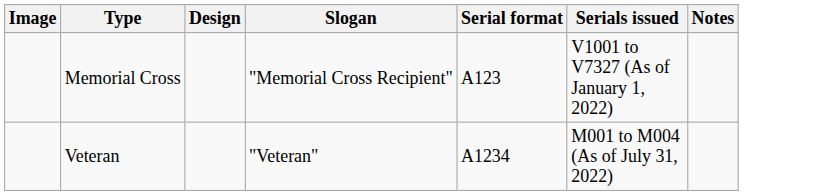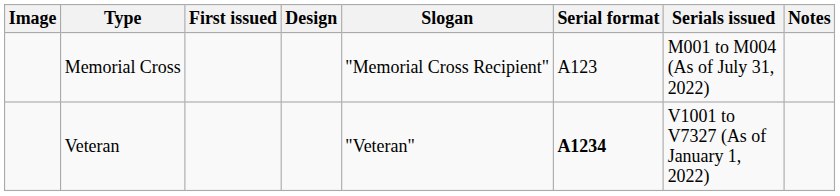+ column: (233, 18)
(621, 77) V1001 to V7327 (As of January 1, 2022) -> (722, 67) M001 to M004 (As of July 31, 2022)
(485, 156) normal -> (582, 146) bold
(626, 156) M001 to M004 (As of July 31, 2022) -> (717, 146) V1001 to V7327 (As of January 1, 2022)
